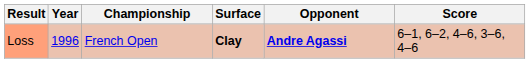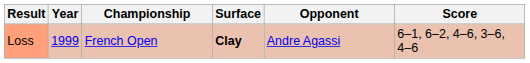(65, 41) 1996 -> (65, 41) 1999
(307, 41) bold -> (304, 41) normal
